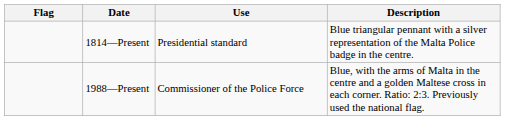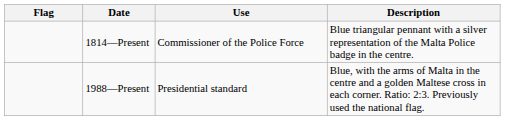(202, 42) Presidential standard -> (231, 42) Commissioner of the Police Force
(231, 89) Commissioner of the Police Force -> (202, 89) Presidential standard
